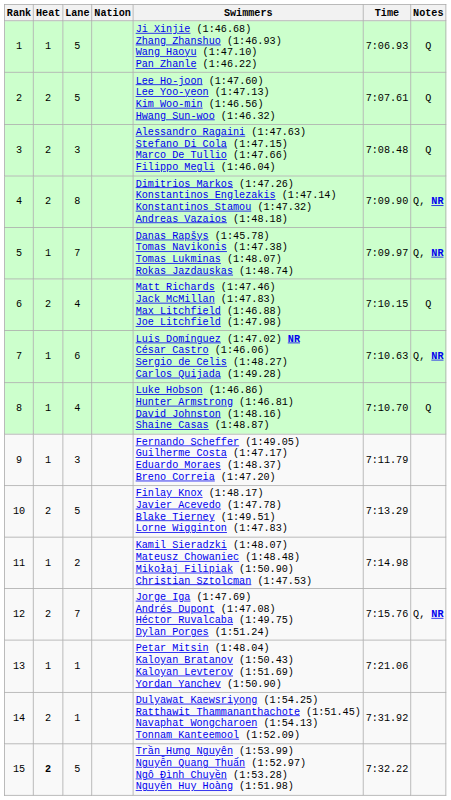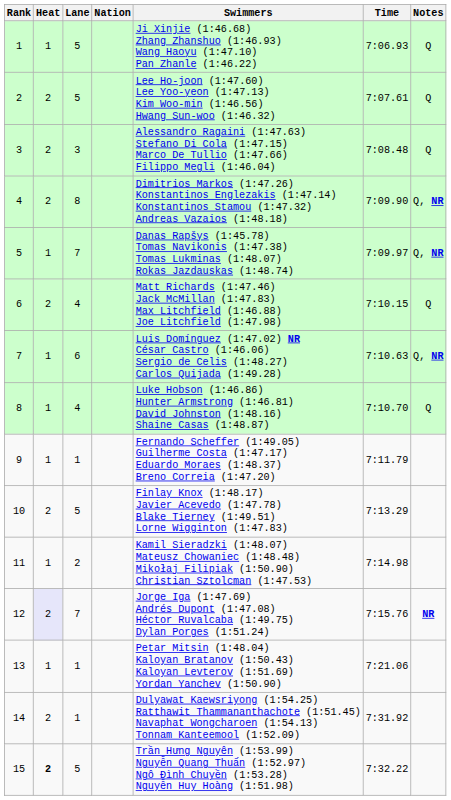(77, 460) 3 -> (77, 460) 1
(48, 615) no background -> (48, 615) lavender background
(428, 615) Q, NR -> (428, 615) NR
